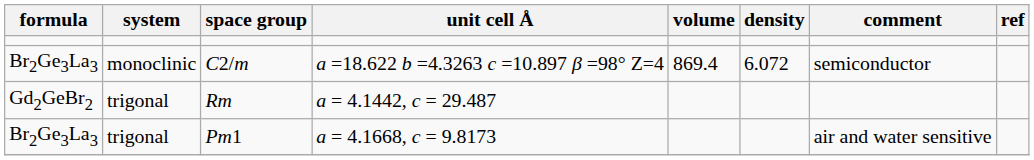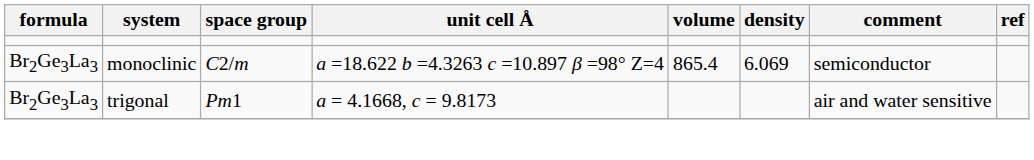(695, 63) 869.4 -> (695, 63) 865.4
(766, 63) 6.072 -> (766, 63) 6.069
- row: (219, 100)
